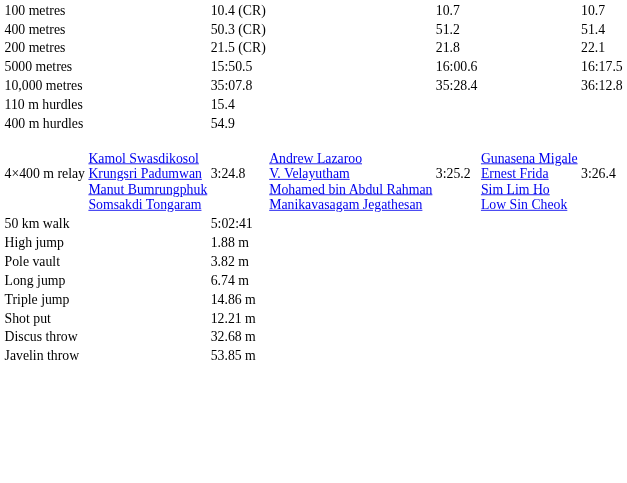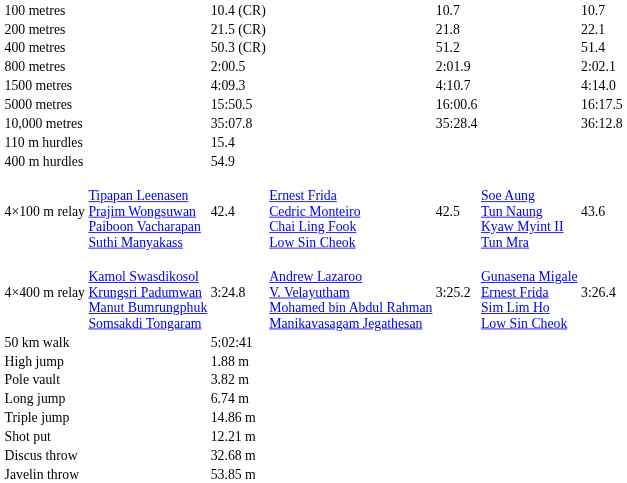rows swapped: (35, 48) <-> (35, 29)
+ row: (35, 67)
+ row: (38, 86)
+ row: (45, 211)
